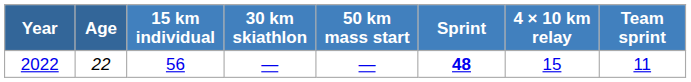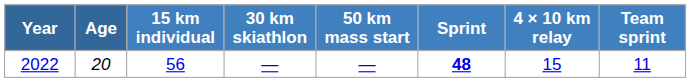(101, 64) 22 -> (101, 64) 20
